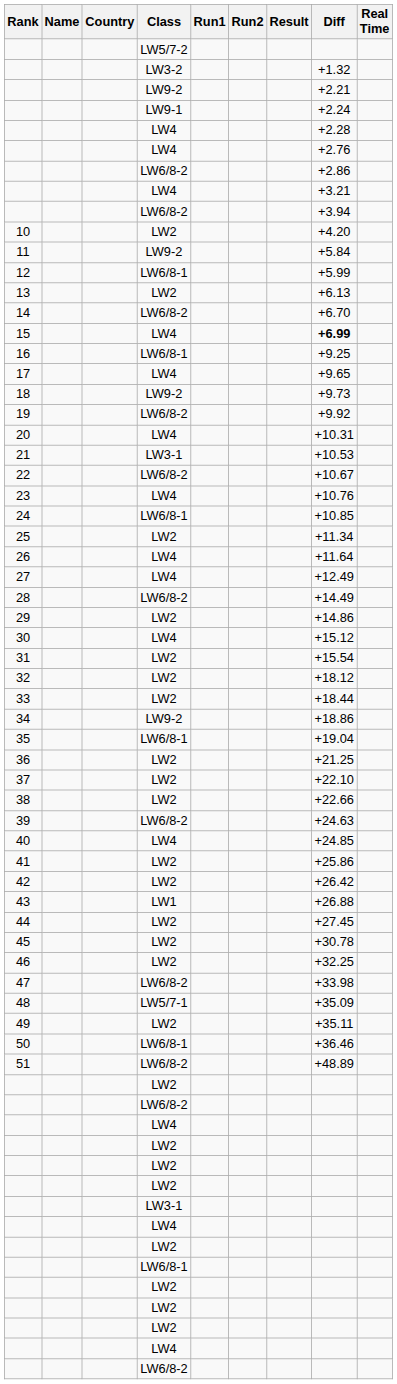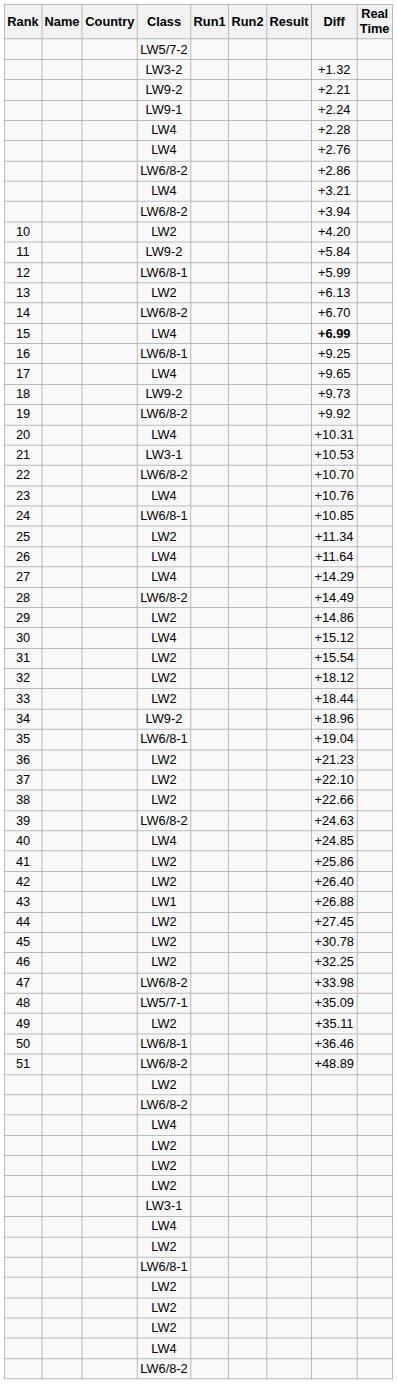(334, 475) +10.67 -> (334, 475) +10.70
(334, 577) +12.49 -> (334, 577) +14.29
(334, 719) +18.86 -> (334, 719) +18.96
(334, 759) +21.25 -> (334, 759) +21.23
(334, 881) +26.42 -> (334, 881) +26.40
